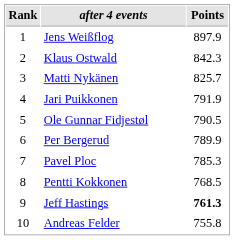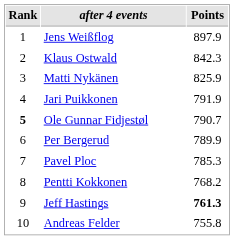(207, 78) 825.7 -> (207, 78) 825.9
(23, 120) normal -> (23, 120) bold
(207, 120) 790.5 -> (207, 120) 790.7
(207, 182) 768.5 -> (207, 182) 768.2
